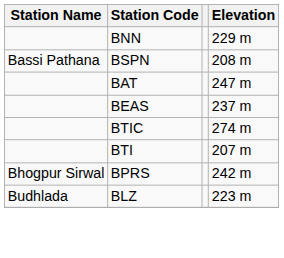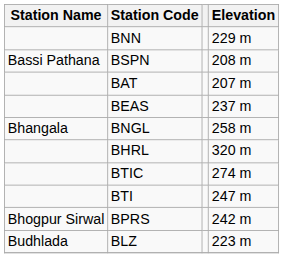(232, 83) 247 m -> (232, 83) 207 m
+ row: (130, 128)
+ row: (130, 151)
(232, 151) 207 m -> (232, 196) 247 m
